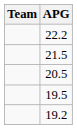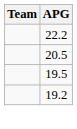- row: (56, 54)
